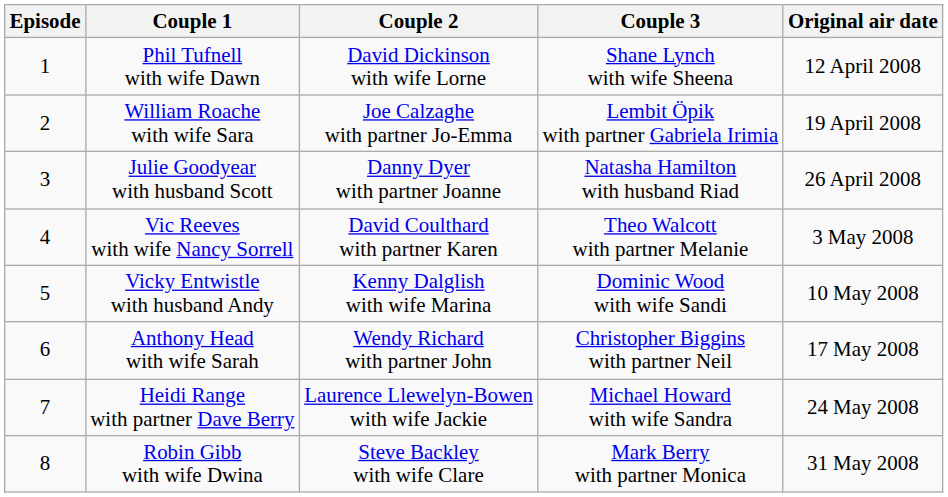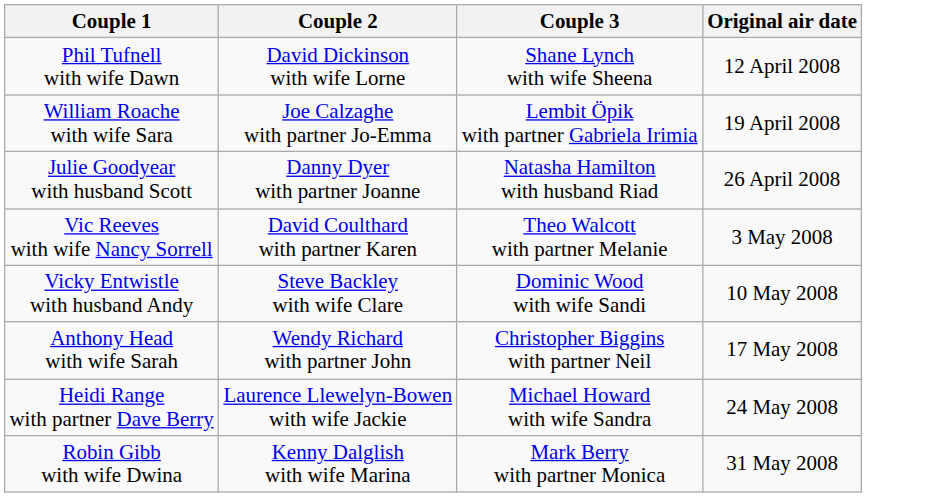- column: (45, 21)
(419, 293) Kenny Dalglish with wife Marina -> (338, 293) Steve Backley with wife Clare
(419, 463) Steve Backley with wife Clare -> (338, 463) Kenny Dalglish with wife Marina
